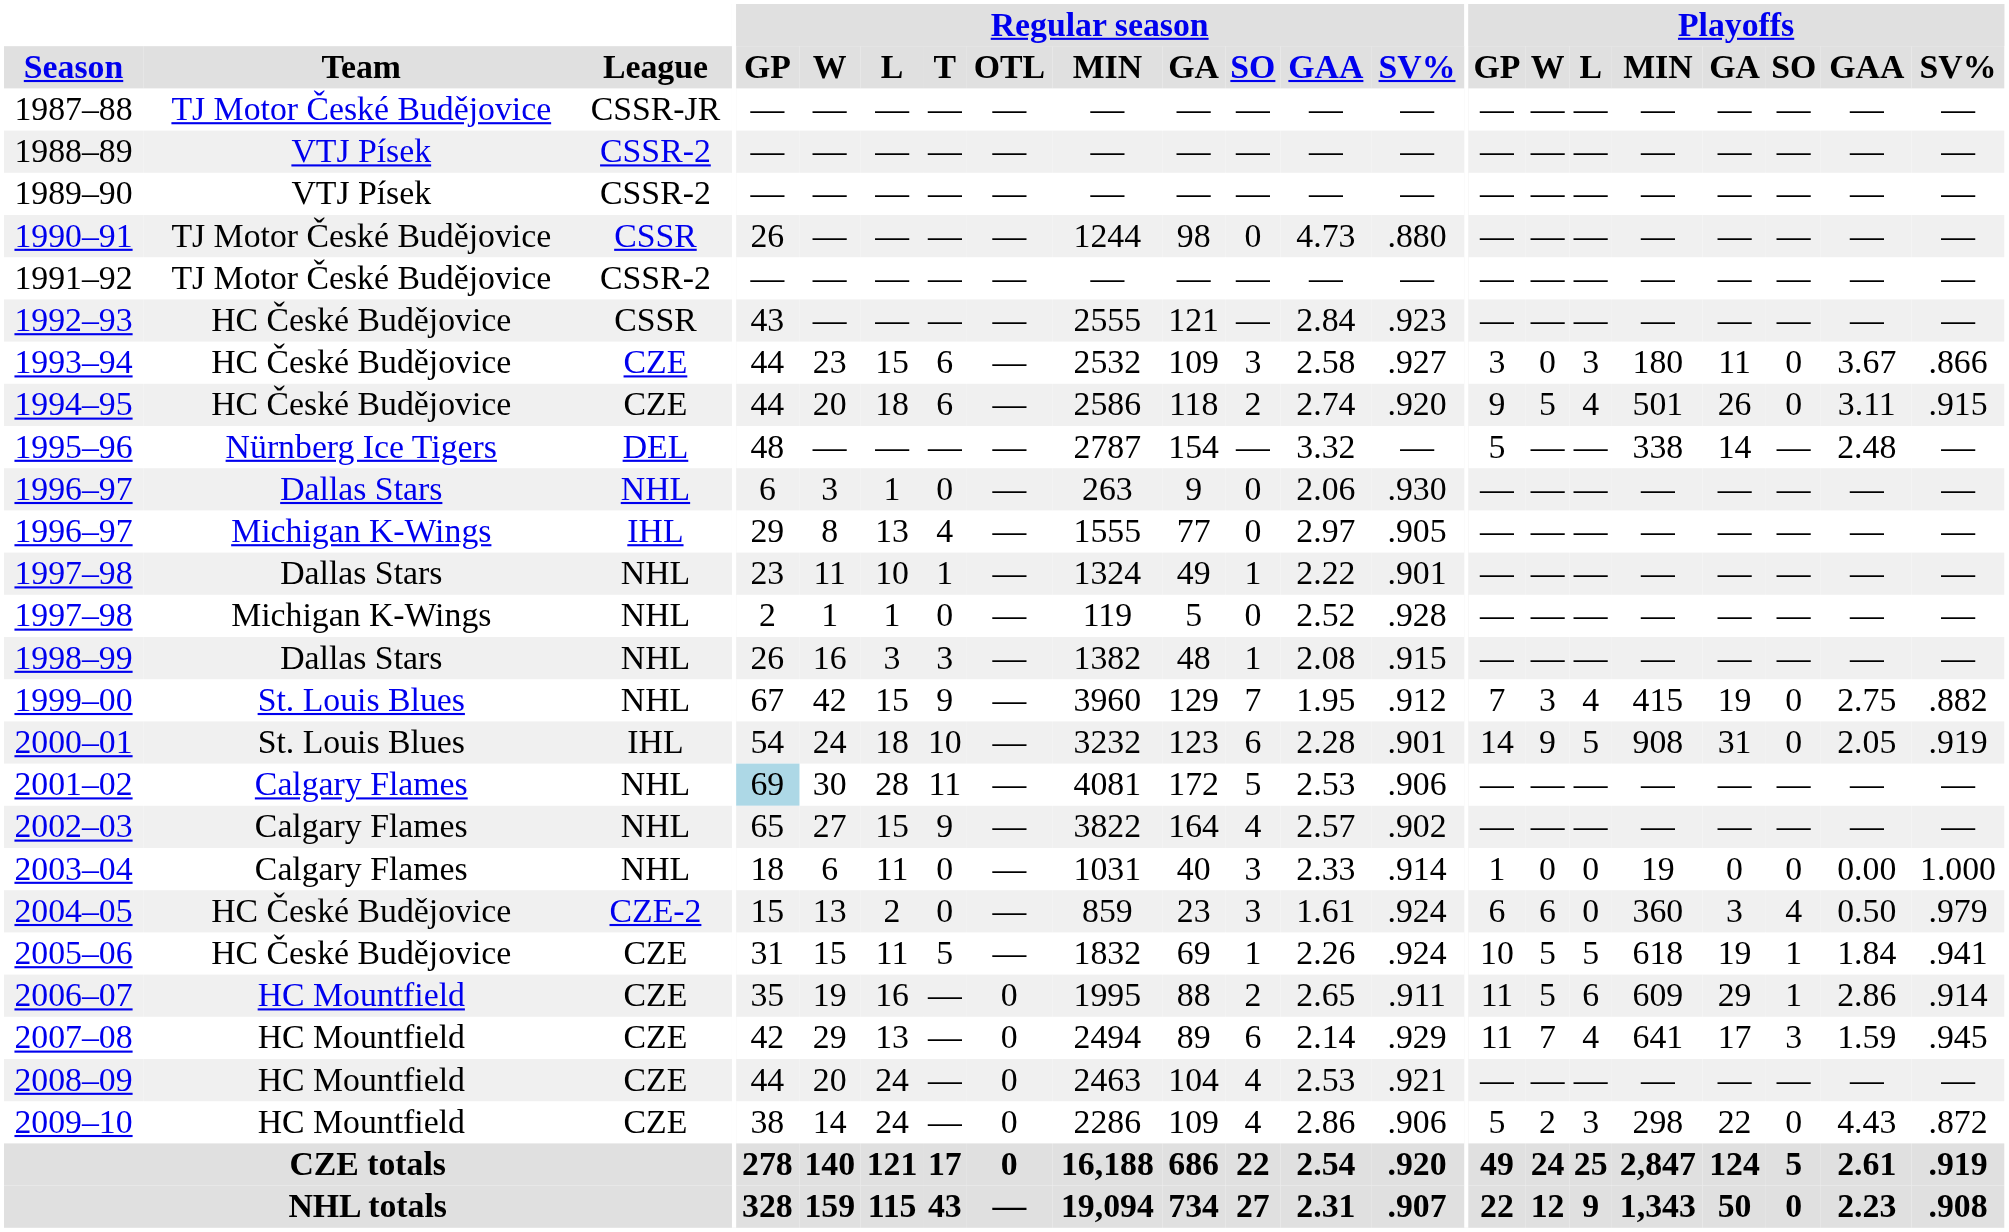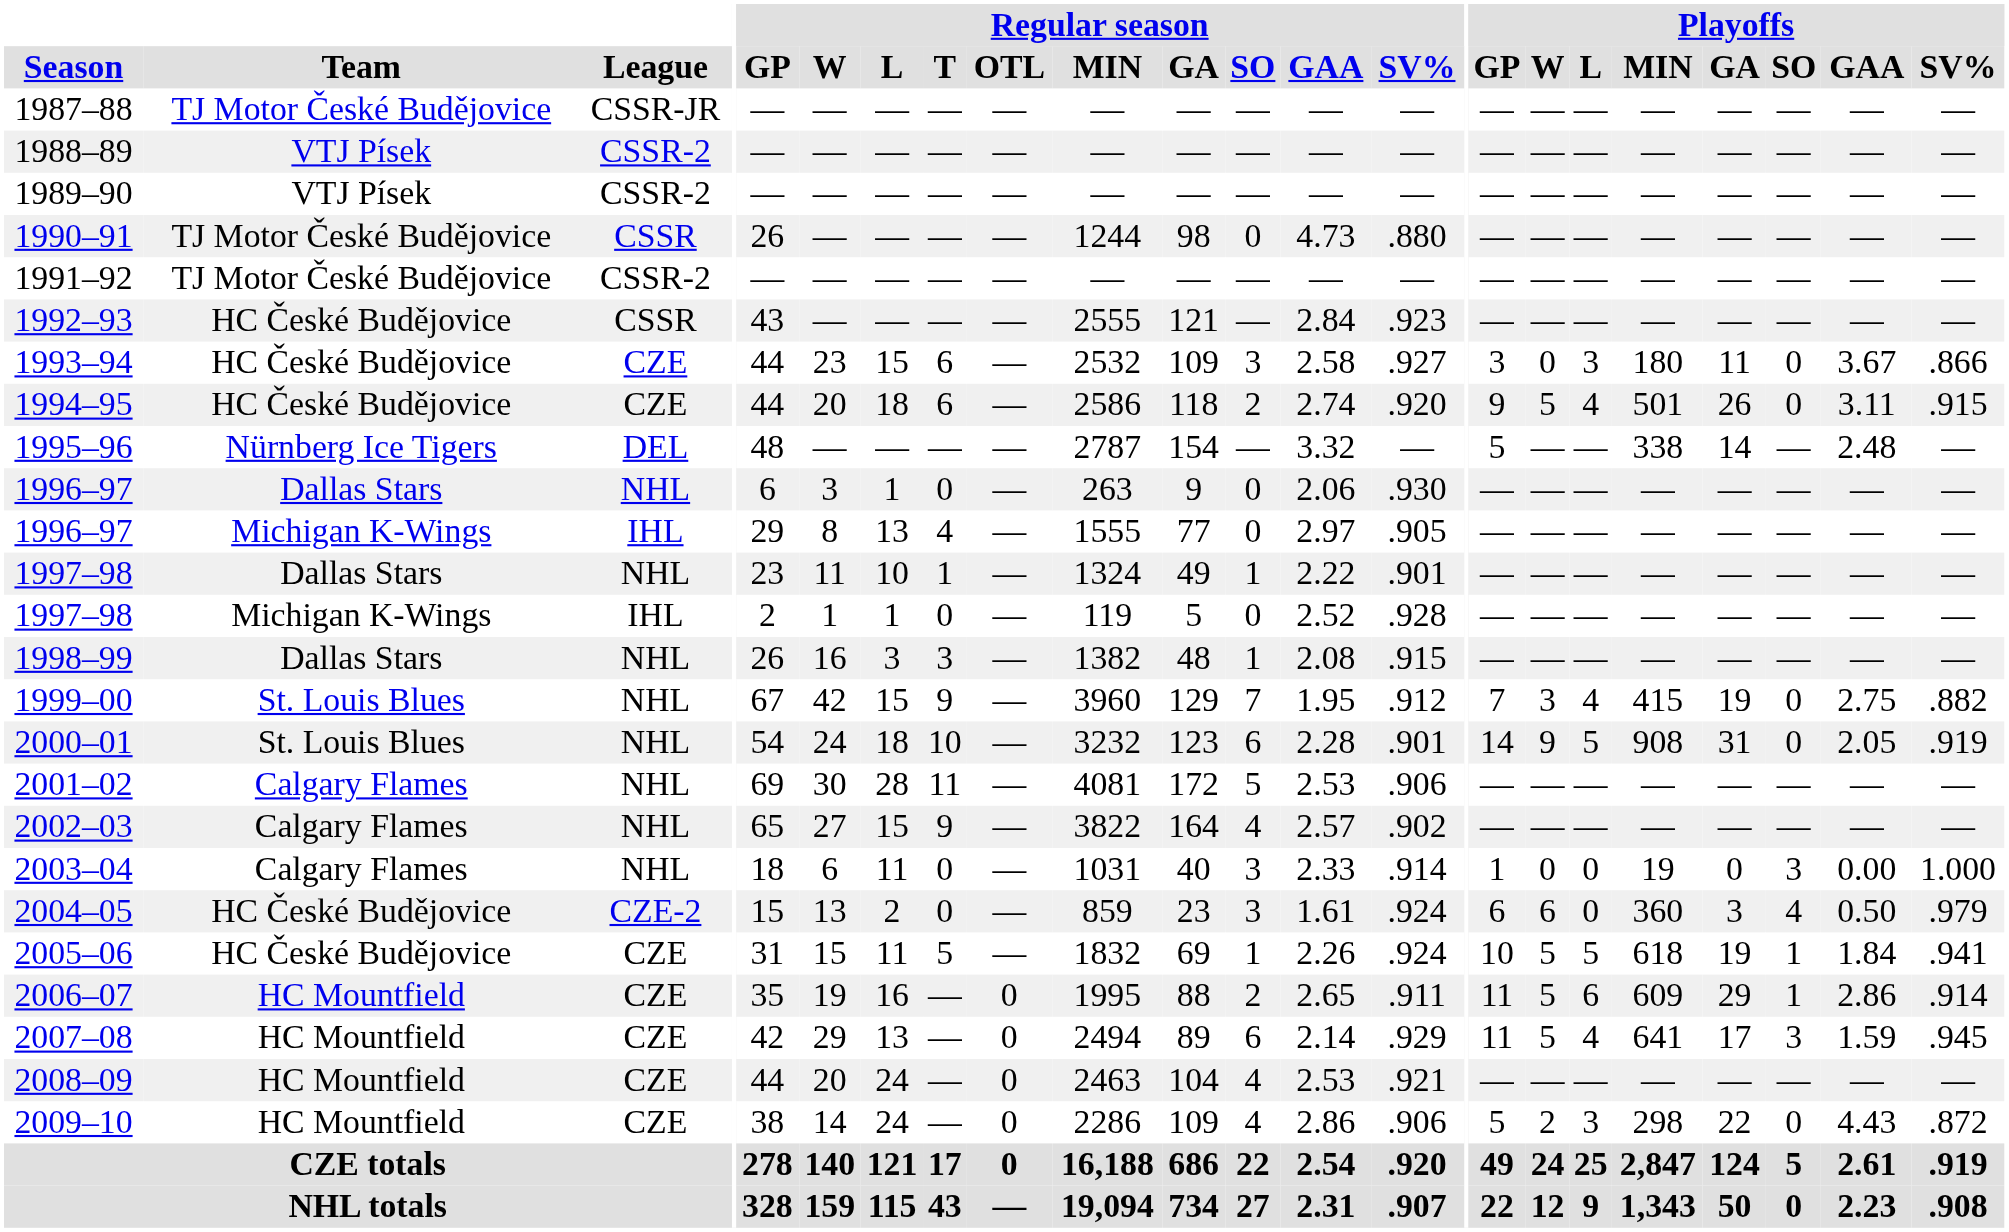(655, 615) NHL -> (655, 615) IHL
(655, 741) IHL -> (655, 741) NHL
(767, 784) lightblue background -> (767, 784) no background
(1794, 868) 0 -> (1794, 868) 3
(1548, 1037) 7 -> (1548, 1037) 5
